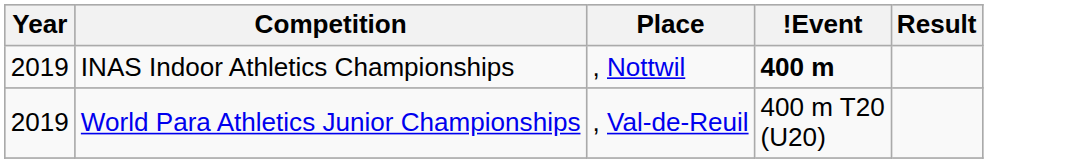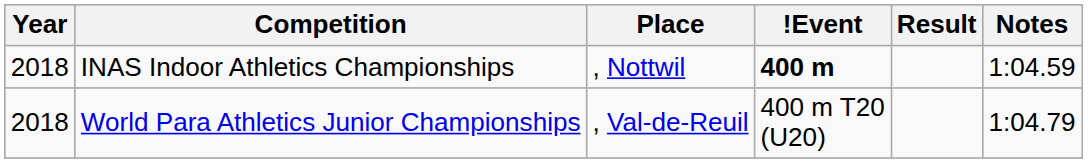+ column: (1032, 25)
(40, 66) 2019 -> (40, 66) 2018
(40, 122) 2019 -> (40, 122) 2018
